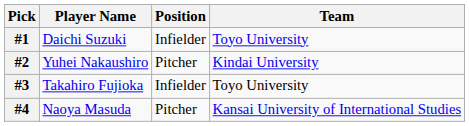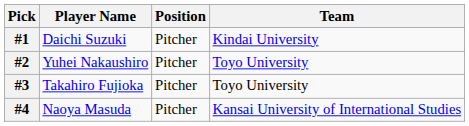(180, 39) Infielder -> (176, 39) Pitcher
(261, 39) Toyo University -> (266, 39) Kindai University
(266, 62) Kindai University -> (261, 62) Toyo University
(180, 86) Infielder -> (176, 86) Pitcher
